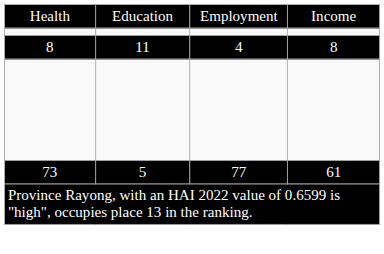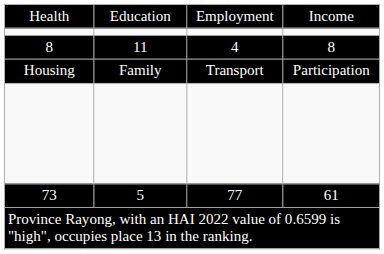+ row: (49, 71)
